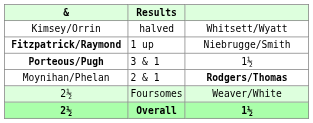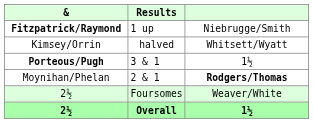rows swapped: (66, 29) <-> (66, 45)
